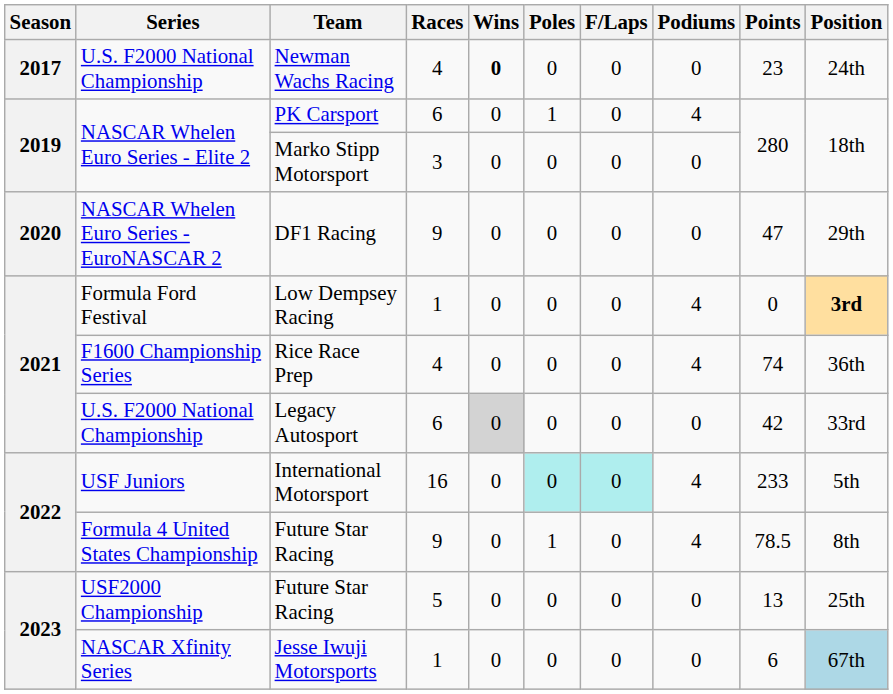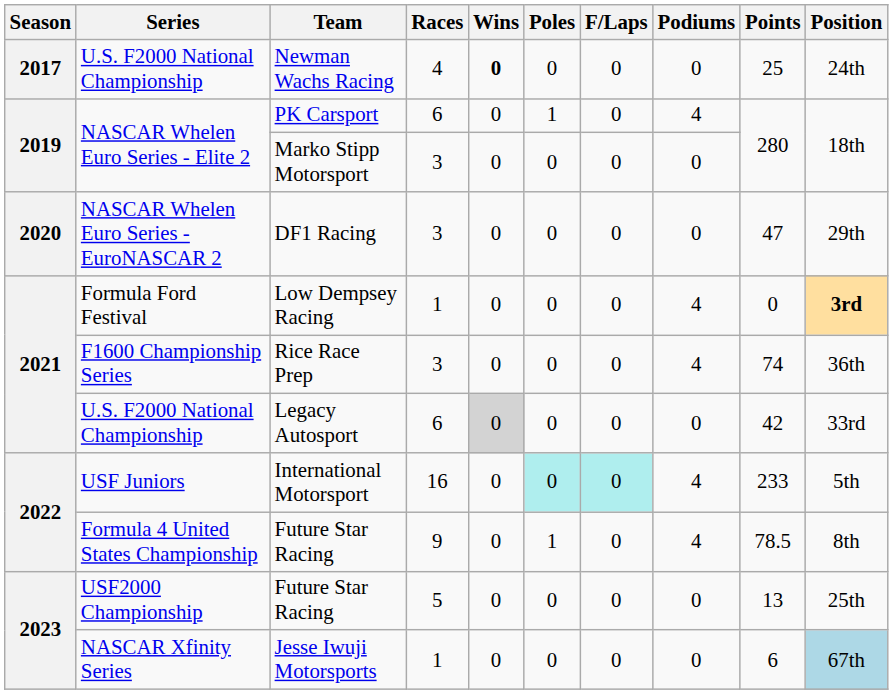(773, 68) 23 -> (773, 68) 25
(437, 233) 9 -> (437, 233) 3
(437, 364) 4 -> (437, 364) 3
